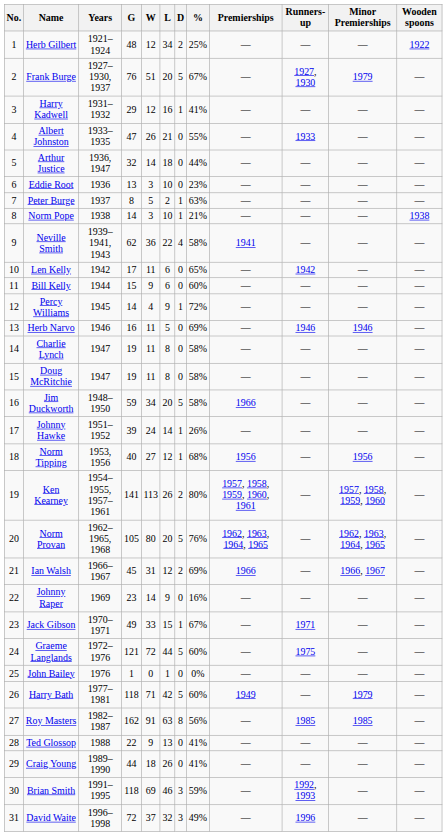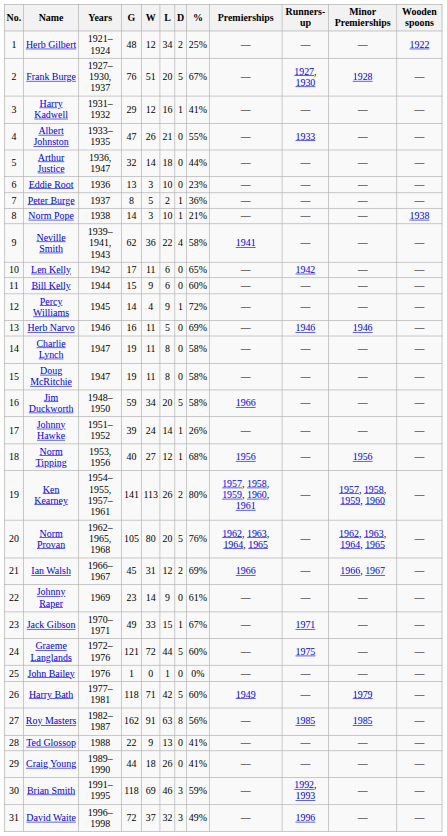(363, 77) 1979 -> (363, 77) 1928
(198, 200) 63% -> (198, 200) 36%
(198, 598) 16% -> (198, 598) 61%
